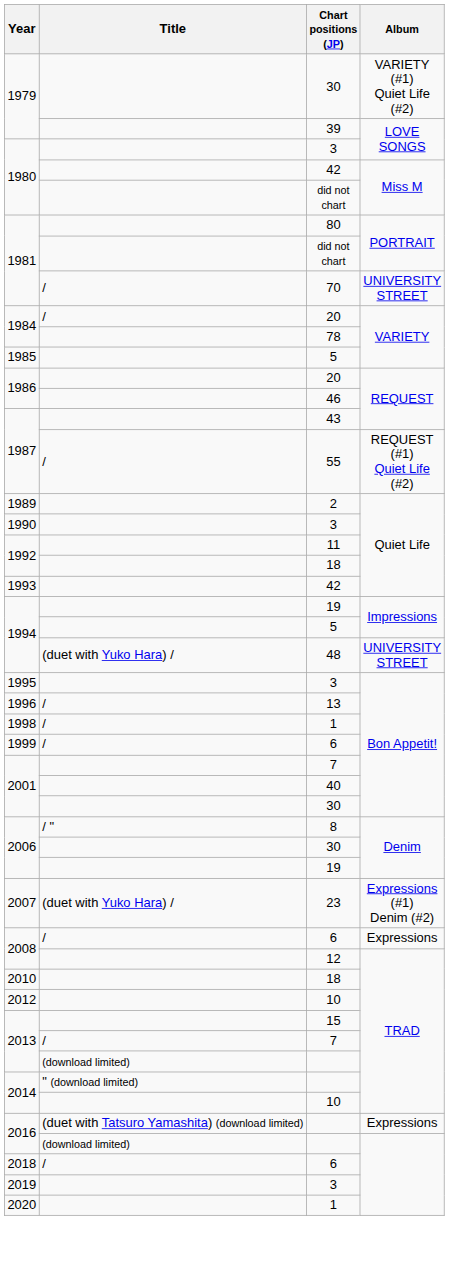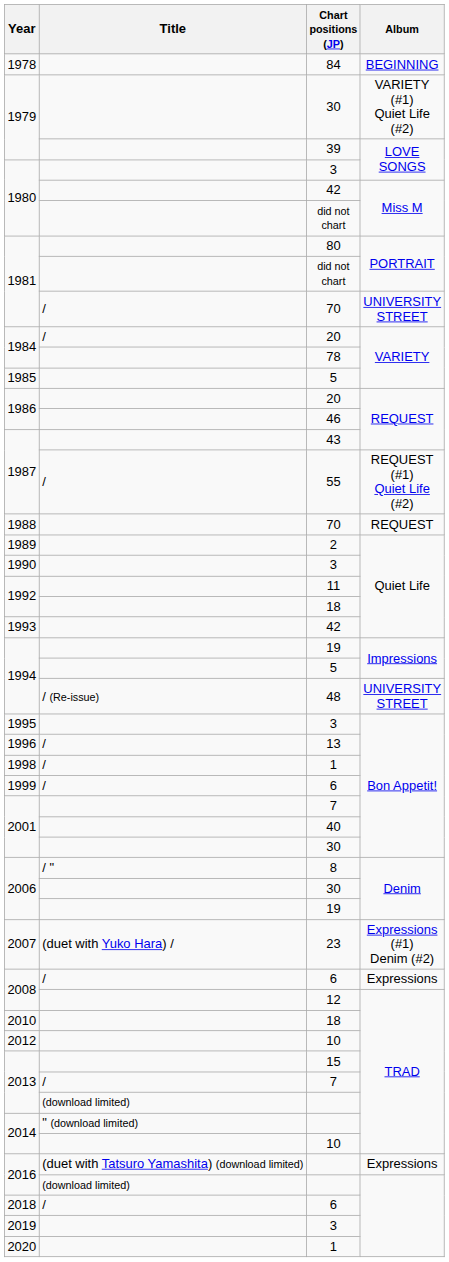+ row: (22, 64)
+ row: (22, 524)
(108, 655) (duet with Yuko Hara) / -> (71, 696) / (Re-issue)
